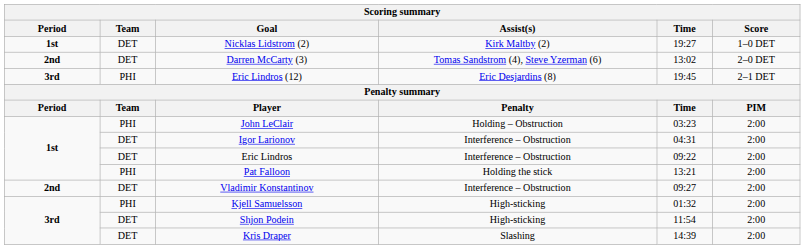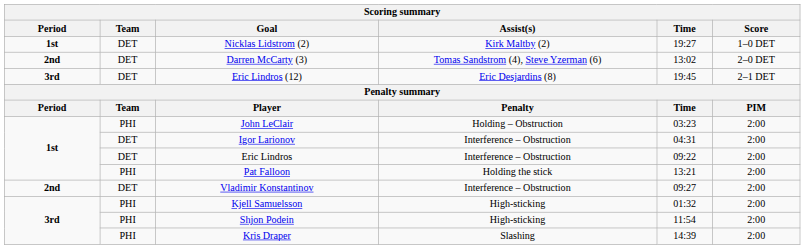(128, 76) PHI -> (128, 76) DET
(128, 220) DET -> (128, 220) PHI
(128, 236) DET -> (128, 236) PHI
